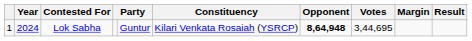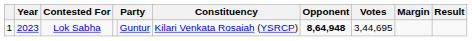(28, 28) 2024 -> (28, 28) 2023
